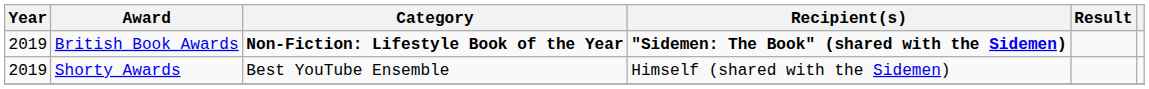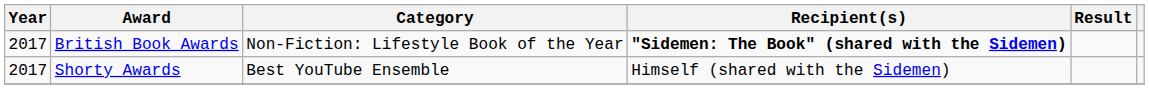(28, 44) 2019 -> (28, 44) 2017
(435, 44) bold -> (435, 44) normal
(28, 70) 2019 -> (28, 70) 2017
